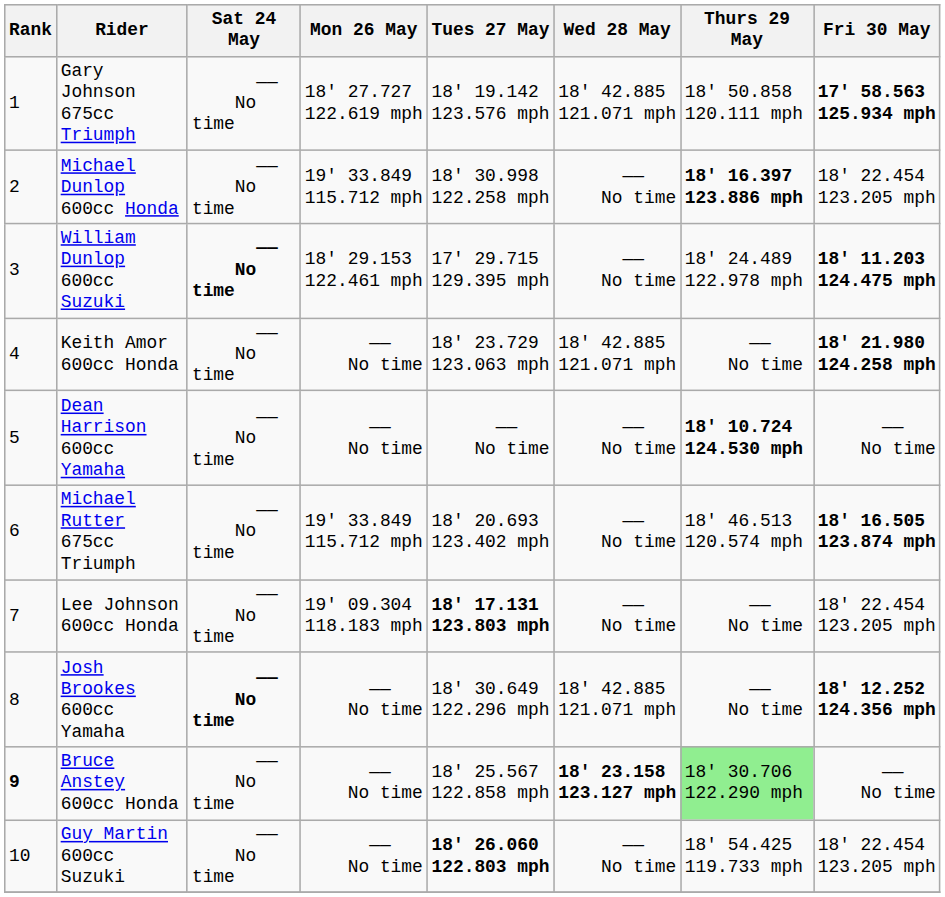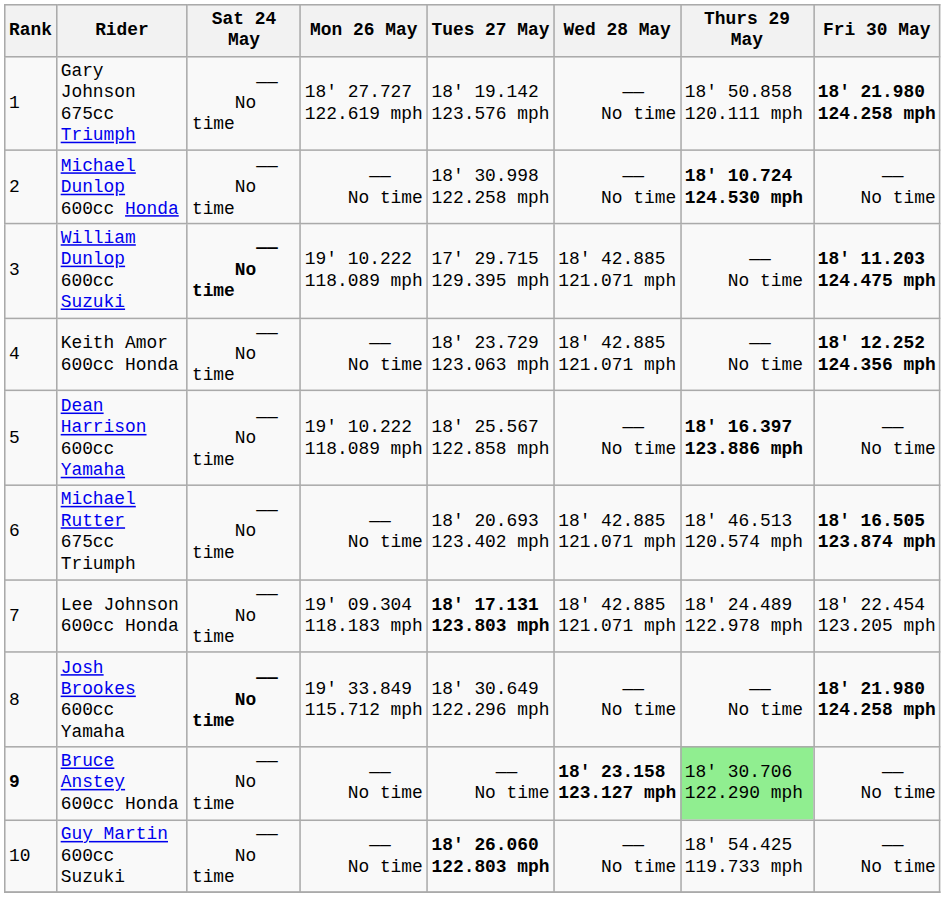(617, 103) 18' 42.885 121.071 mph -> (617, 103) —— No time
(877, 103) 17' 58.563 125.934 mph -> (877, 103) 18' 21.980 124.258 mph
(364, 187) 19' 33.849 115.712 mph -> (364, 187) —— No time
(744, 187) 18' 16.397 123.886 mph -> (744, 187) 18' 10.724 124.530 mph
(877, 187) 18' 22.454 123.205 mph -> (877, 187) —— No time
(364, 270) 18' 29.153 122.461 mph -> (364, 270) 19' 10.222 118.089 mph
(617, 270) —— No time -> (617, 270) 18' 42.885 121.071 mph
(744, 270) 18' 24.489 122.978 mph -> (744, 270) —— No time
(877, 354) 18' 21.980 124.258 mph -> (877, 354) 18' 12.252 124.356 mph
(364, 438) —— No time -> (364, 438) 19' 10.222 118.089 mph
(490, 438) —— No time -> (490, 438) 18' 25.567 122.858 mph
(744, 438) 18' 10.724 124.530 mph -> (744, 438) 18' 16.397 123.886 mph
(364, 532) 19' 33.849 115.712 mph -> (364, 532) —— No time
(617, 532) —— No time -> (617, 532) 18' 42.885 121.071 mph
(617, 616) —— No time -> (617, 616) 18' 42.885 121.071 mph
(744, 616) —— No time -> (744, 616) 18' 24.489 122.978 mph
(364, 699) —— No time -> (364, 699) 19' 33.849 115.712 mph
(617, 699) 18' 42.885 121.071 mph -> (617, 699) —— No time
(877, 699) 18' 12.252 124.356 mph -> (877, 699) 18' 21.980 124.258 mph
(490, 783) 18' 25.567 122.858 mph -> (490, 783) —— No time
(877, 856) 18' 22.454 123.205 mph -> (877, 856) —— No time
